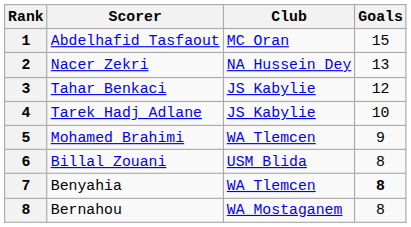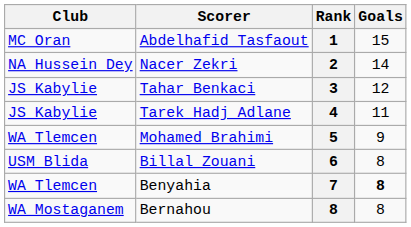columns swapped: (26, 17) <-> (289, 17)
(381, 65) 13 -> (381, 65) 14
(381, 113) 10 -> (381, 113) 11
